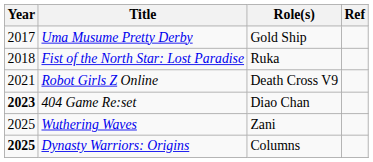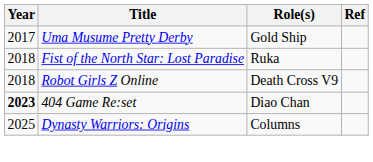(21, 80) 2021 -> (21, 80) 2018
- row: (89, 124)
(21, 146) bold -> (21, 124) normal
